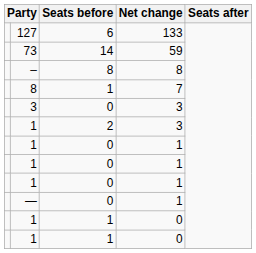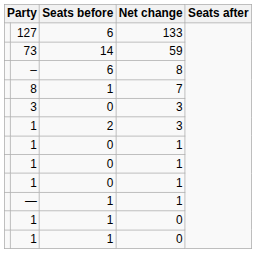(110, 70) 8 -> (110, 70) 6
(110, 201) 0 -> (110, 201) 1
